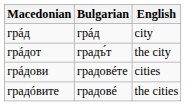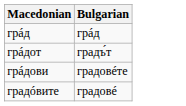- column: (156, 14)
